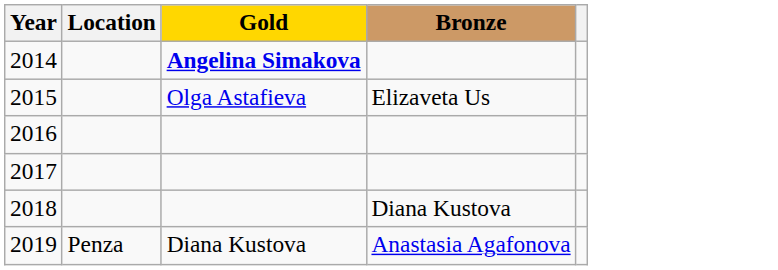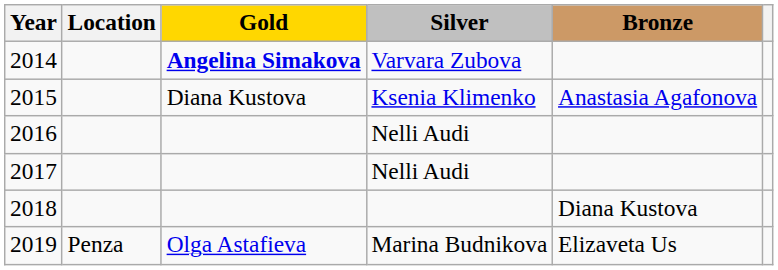+ column: (459, 23)
(236, 97) Olga Astafieva -> (236, 97) Diana Kustova
(431, 97) Elizaveta Us -> (658, 97) Anastasia Agafonova
(236, 245) Diana Kustova -> (236, 245) Olga Astafieva
(471, 245) Anastasia Agafonova -> (617, 245) Elizaveta Us
